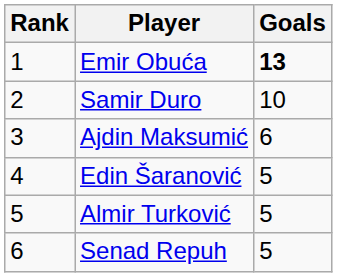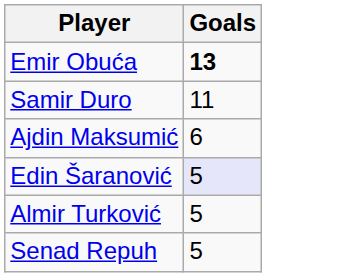- column: (40, 23)
(272, 99) 10 -> (202, 99) 11
(266, 175) no background -> (196, 175) lavender background
